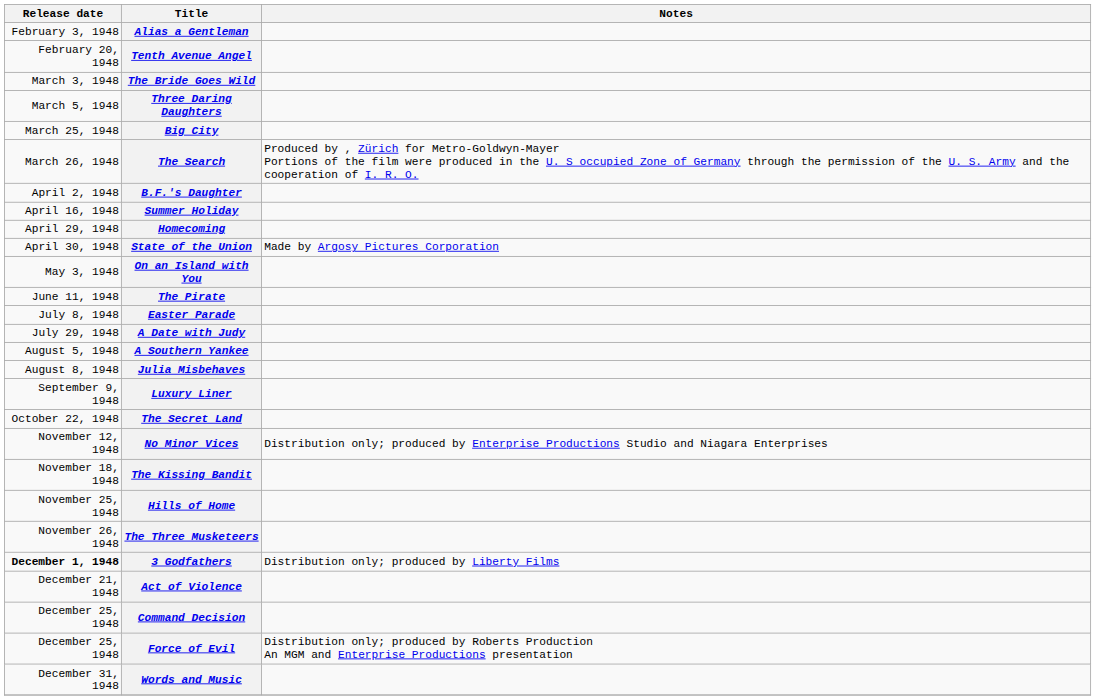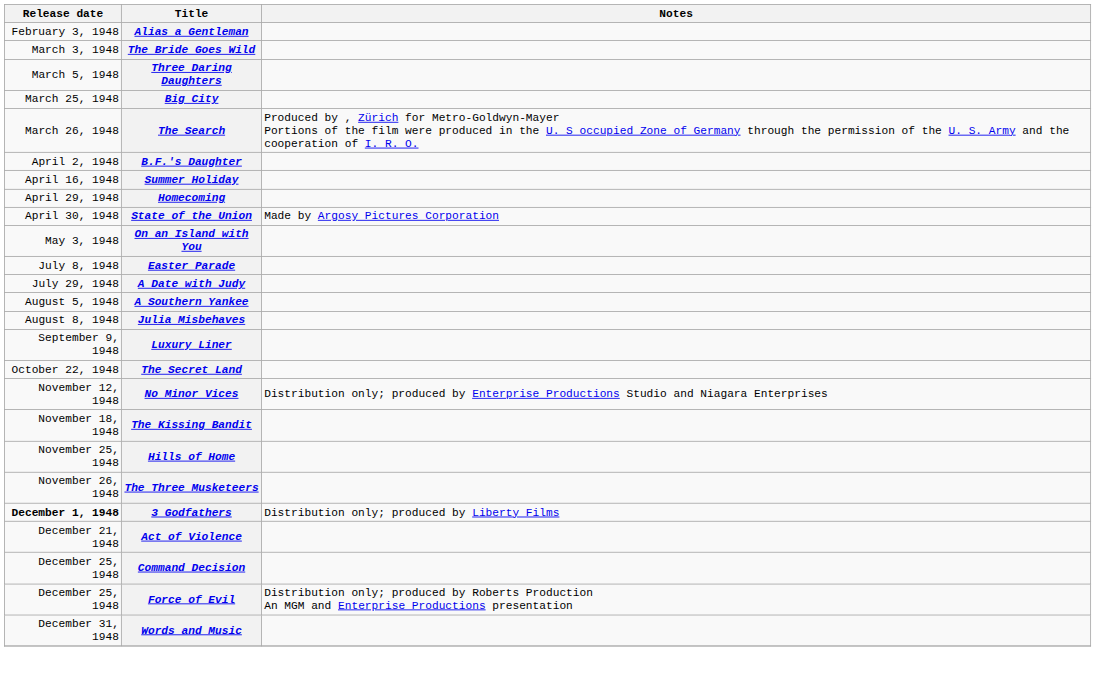- row: (192, 56)
- row: (192, 297)
